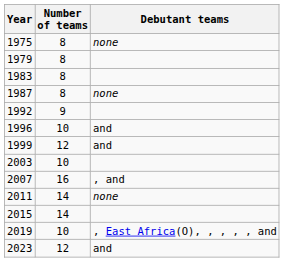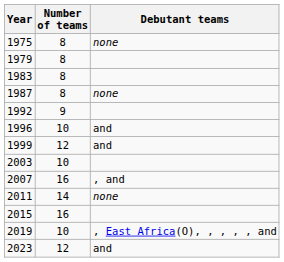(63, 214) 14 -> (63, 214) 16
